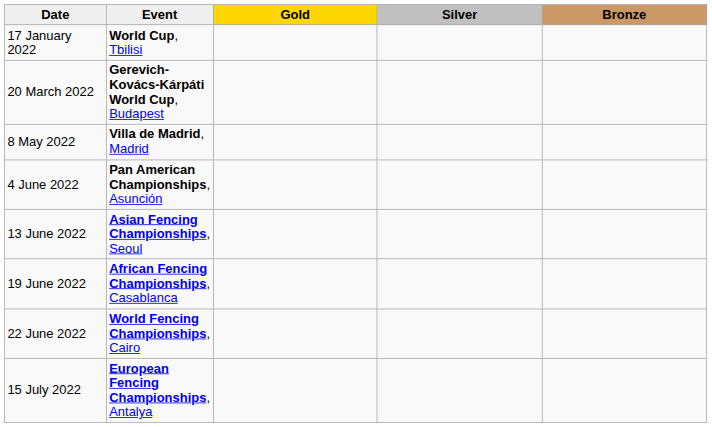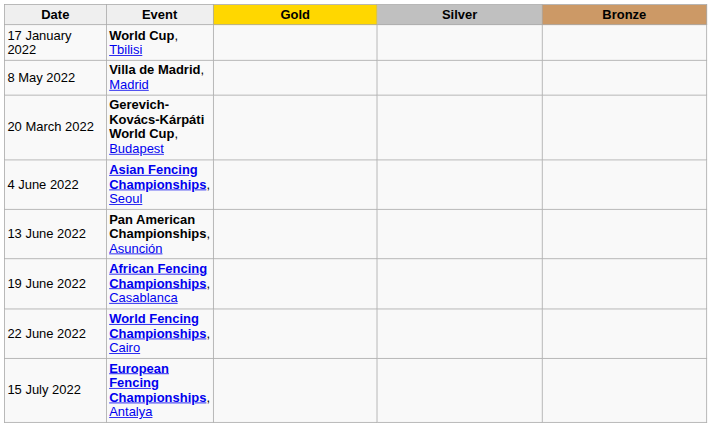rows swapped: (51, 92) <-> (41, 142)
(160, 184) Pan American Championships, Asunción -> (160, 184) Asian Fencing Championships, Seoul
(160, 234) Asian Fencing Championships, Seoul -> (160, 234) Pan American Championships, Asunción
